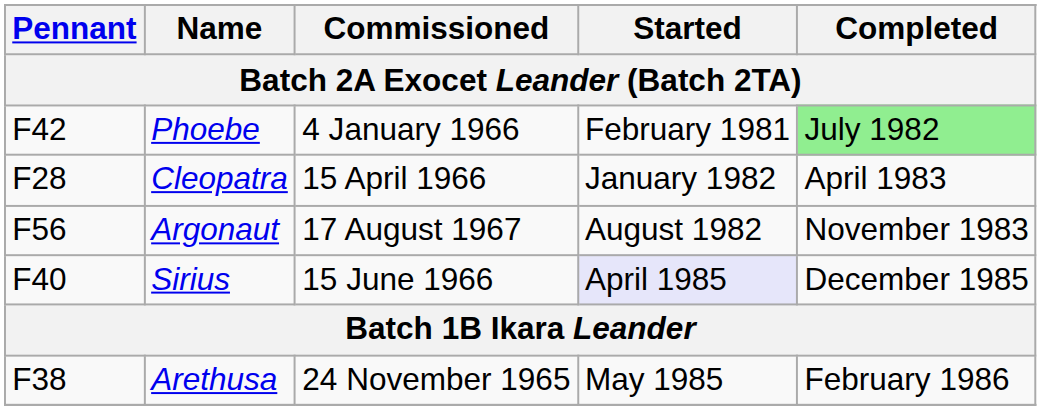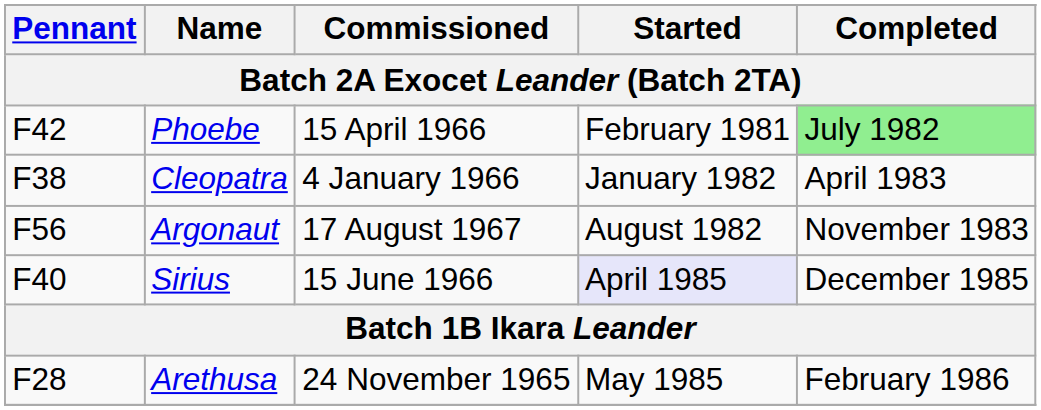(411, 129) 4 January 1966 -> (394, 129) 15 April 1966
(39, 179) F28 -> (39, 179) F38
(394, 179) 15 April 1966 -> (411, 179) 4 January 1966
(39, 379) F38 -> (39, 379) F28
